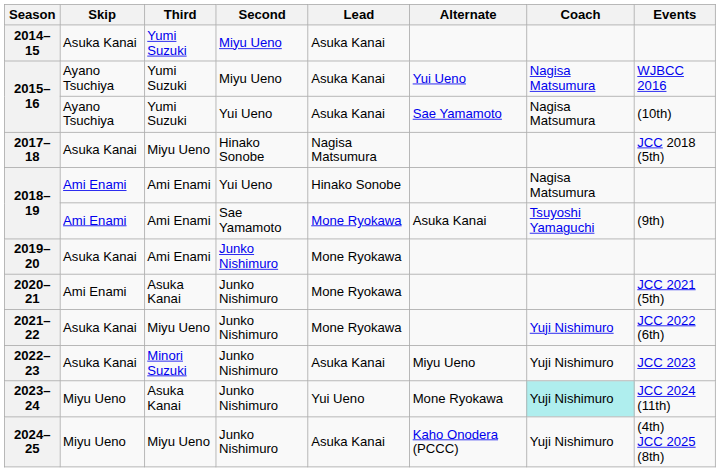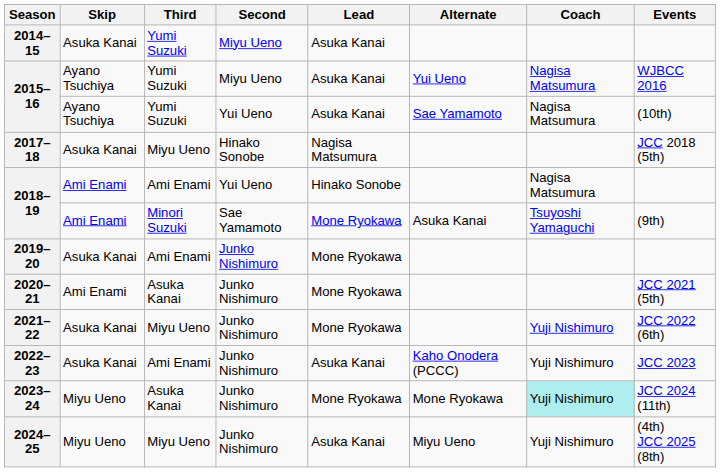(179, 220) Ami Enami -> (167, 220) Minori Suzuki
(167, 363) Minori Suzuki -> (179, 363) Ami Enami
(444, 363) Miyu Ueno -> (455, 363) Kaho Onodera (PCCC)
(338, 398) Yui Ueno -> (356, 398) Mone Ryokawa
(455, 441) Kaho Onodera (PCCC) -> (444, 441) Miyu Ueno
